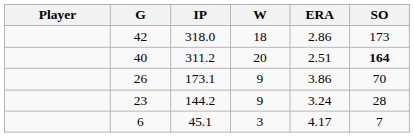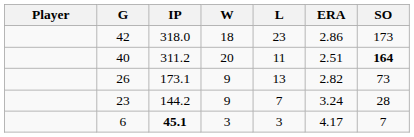+ column: (279, 15)
(320, 79) 3.86 -> (331, 79) 2.82
(379, 79) 70 -> (383, 79) 73
(200, 121) normal -> (175, 121) bold
